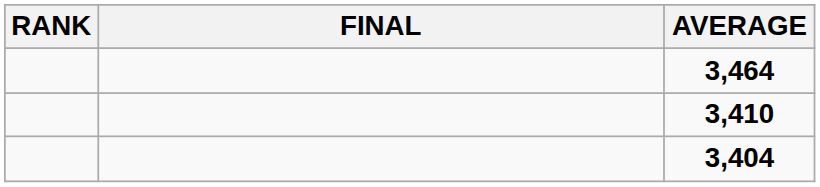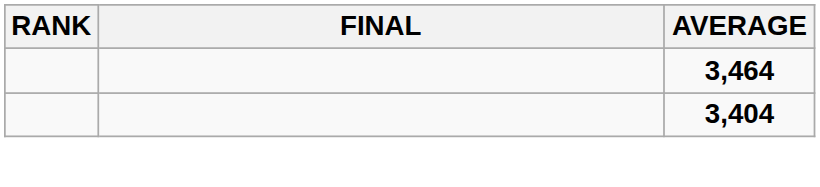- row: (740, 114)
